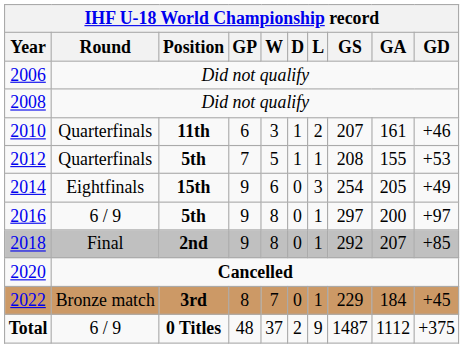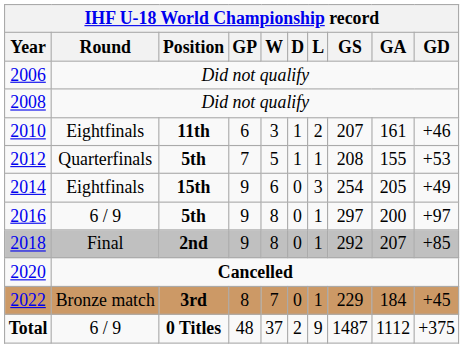(105, 131) Quarterfinals -> (105, 131) Eightfinals
